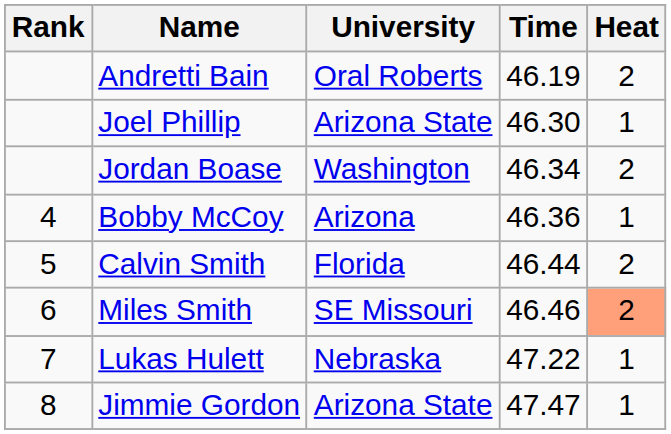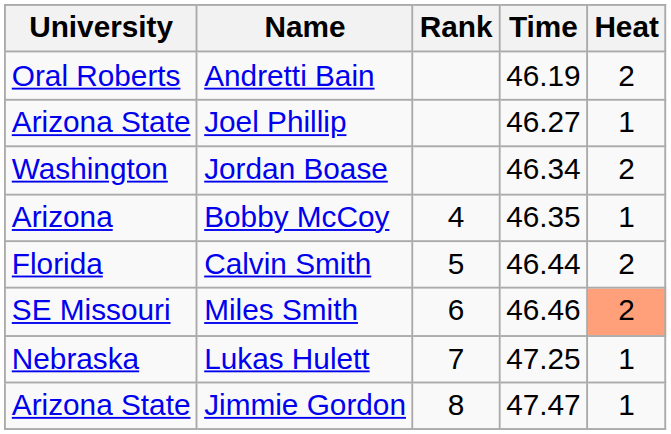columns swapped: (48, 28) <-> (403, 28)
(543, 122) 46.30 -> (543, 122) 46.27
(543, 216) 46.36 -> (543, 216) 46.35
(543, 358) 47.22 -> (543, 358) 47.25
